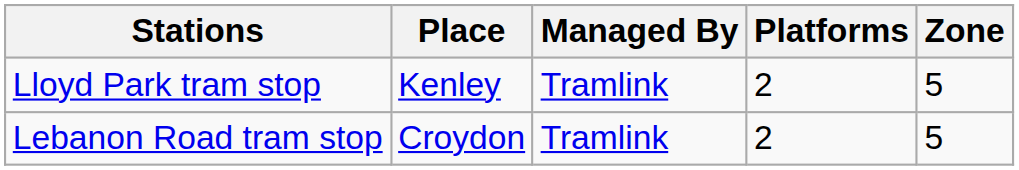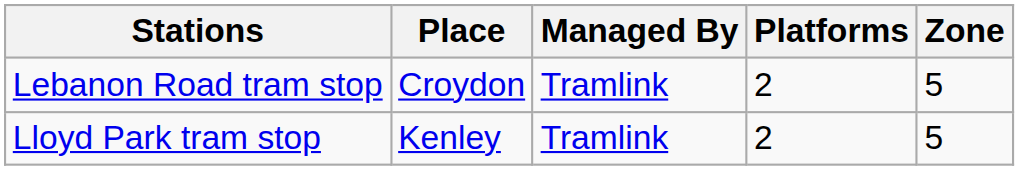rows swapped: (198, 137) <-> (167, 84)
